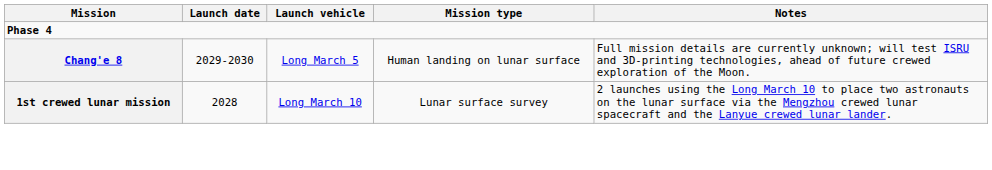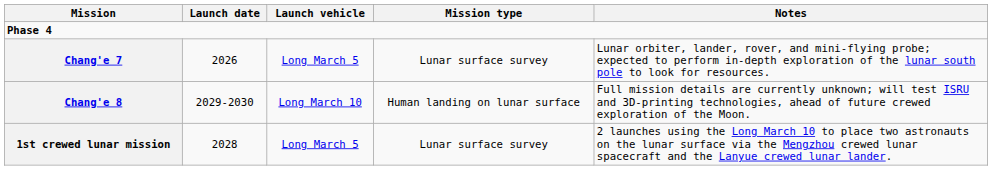+ row: (93, 60)
(320, 60) Long March 5 -> (320, 102) Long March 10
(320, 102) Long March 10 -> (320, 144) Long March 5
